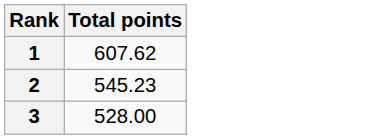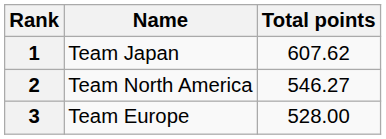+ column: (160, 20)
(125, 85) 545.23 -> (319, 85) 546.27
